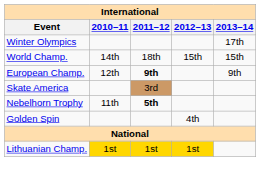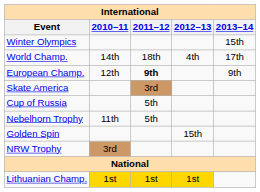(235, 42) 17th -> (235, 42) 15th
(193, 57) 15th -> (193, 57) 4th
(235, 57) 15th -> (235, 57) 17th
+ row: (37, 103)
(151, 103) bold -> (151, 118) normal
(193, 118) 4th -> (193, 133) 15th
+ row: (34, 149)
